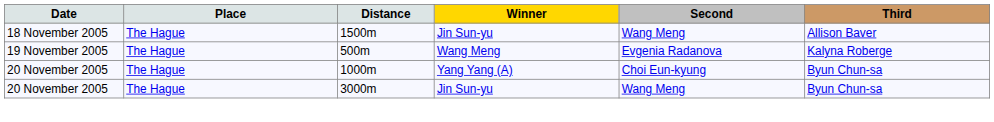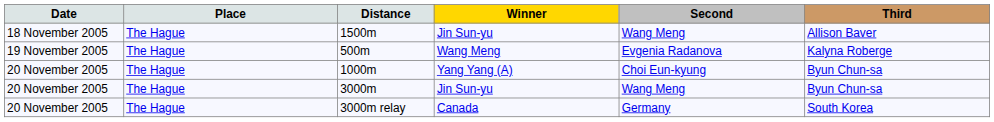+ row: (373, 107)
